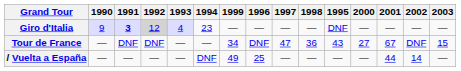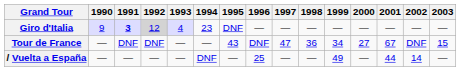columns swapped: (338, 12) <-> (233, 12)
